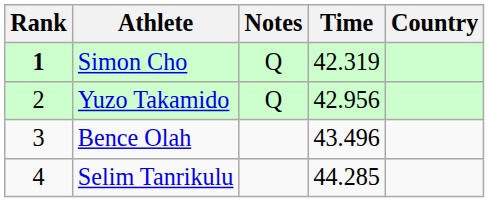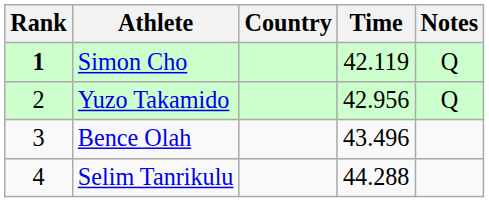columns swapped: (435, 23) <-> (273, 23)
(347, 61) 42.319 -> (376, 61) 42.119
(347, 176) 44.285 -> (376, 176) 44.288
